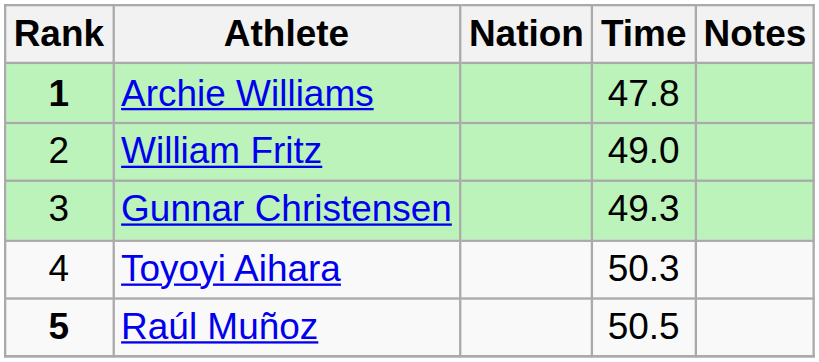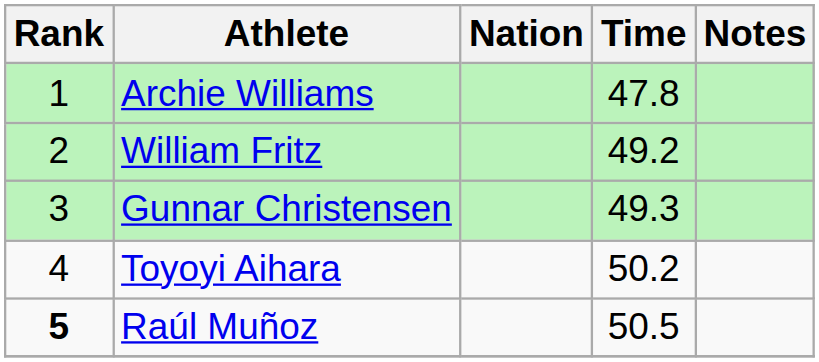(59, 92) bold -> (59, 92) normal
(644, 151) 49.0 -> (644, 151) 49.2
(644, 268) 50.3 -> (644, 268) 50.2
